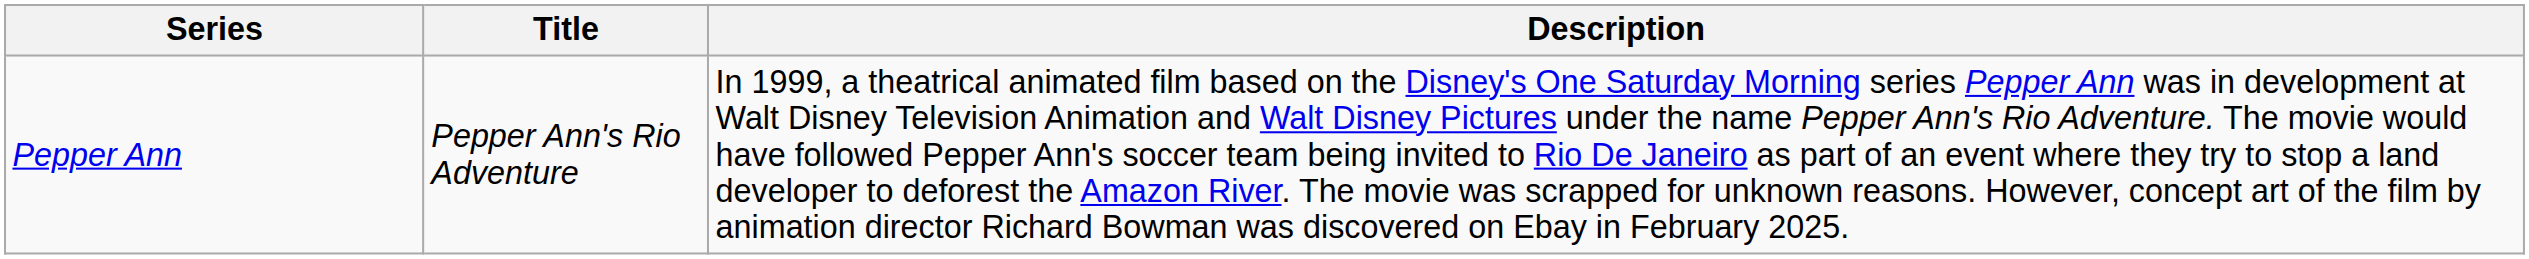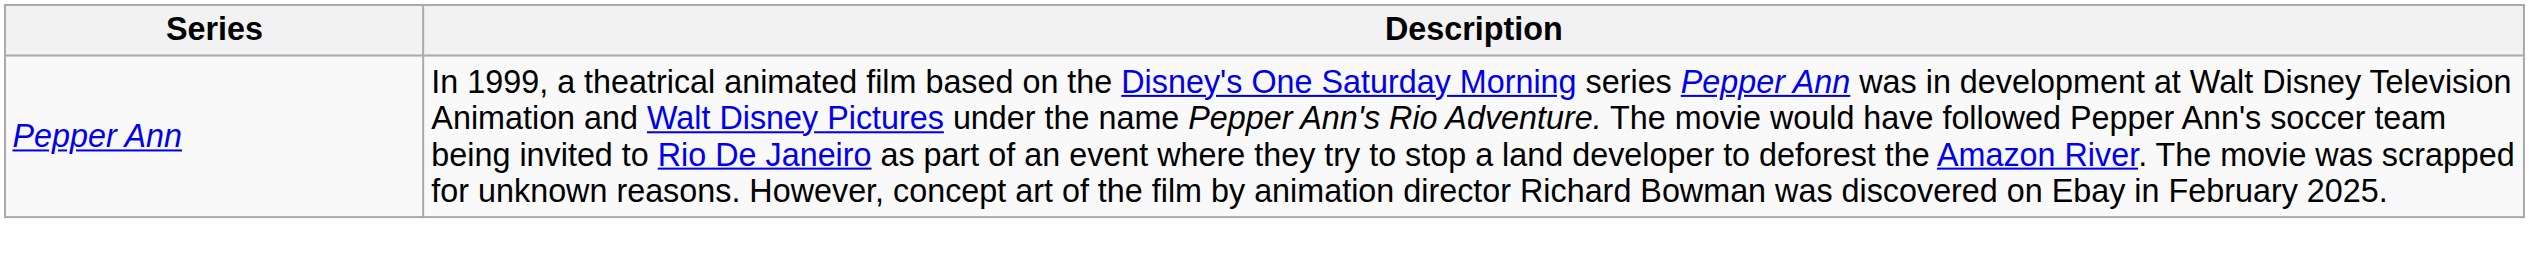- column: (566, 30)
